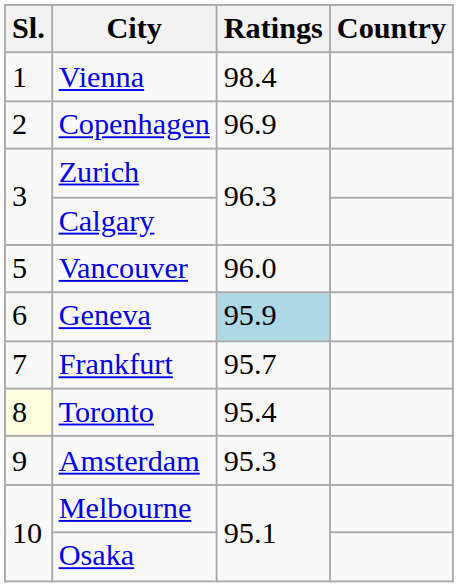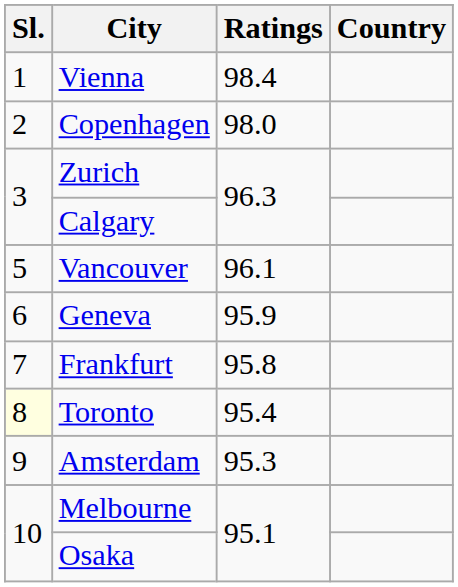(250, 124) 96.9 -> (250, 124) 98.0
(250, 268) 96.0 -> (250, 268) 96.1
(250, 316) lightblue background -> (250, 316) no background
(250, 364) 95.7 -> (250, 364) 95.8
